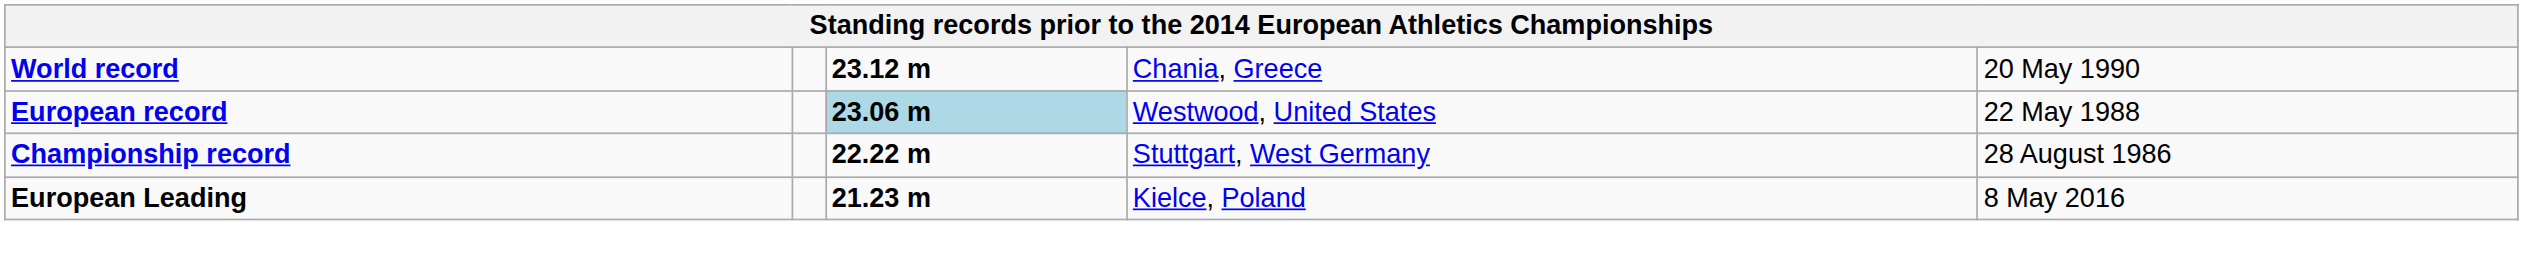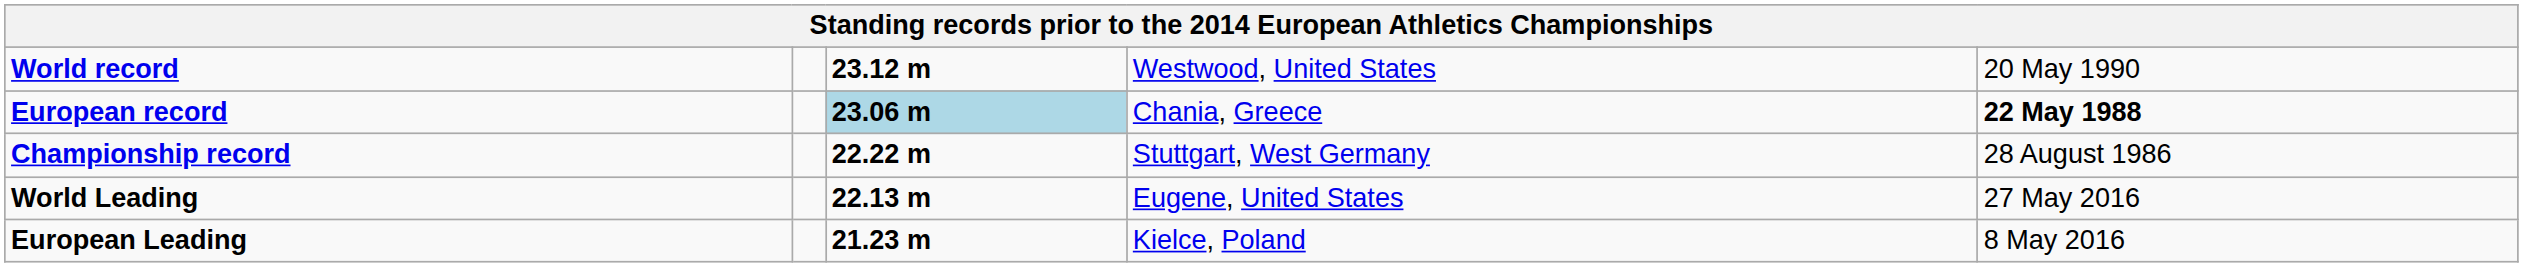(1228, 68) Chania, Greece -> (1284, 68) Westwood, United States
(1284, 111) Westwood, United States -> (1228, 111) Chania, Greece
(2062, 111) normal -> (2063, 111) bold
+ row: (105, 197)
